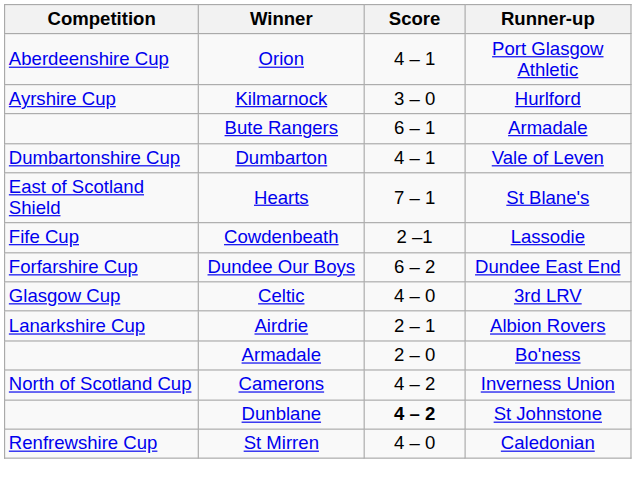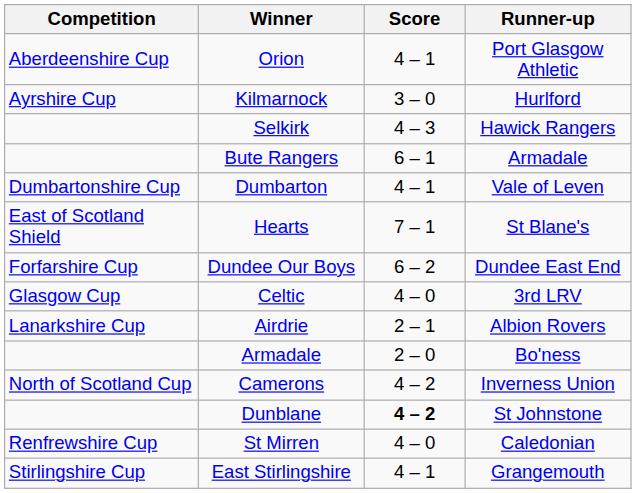+ row: (281, 128)
- row: (281, 237)
+ row: (281, 473)
